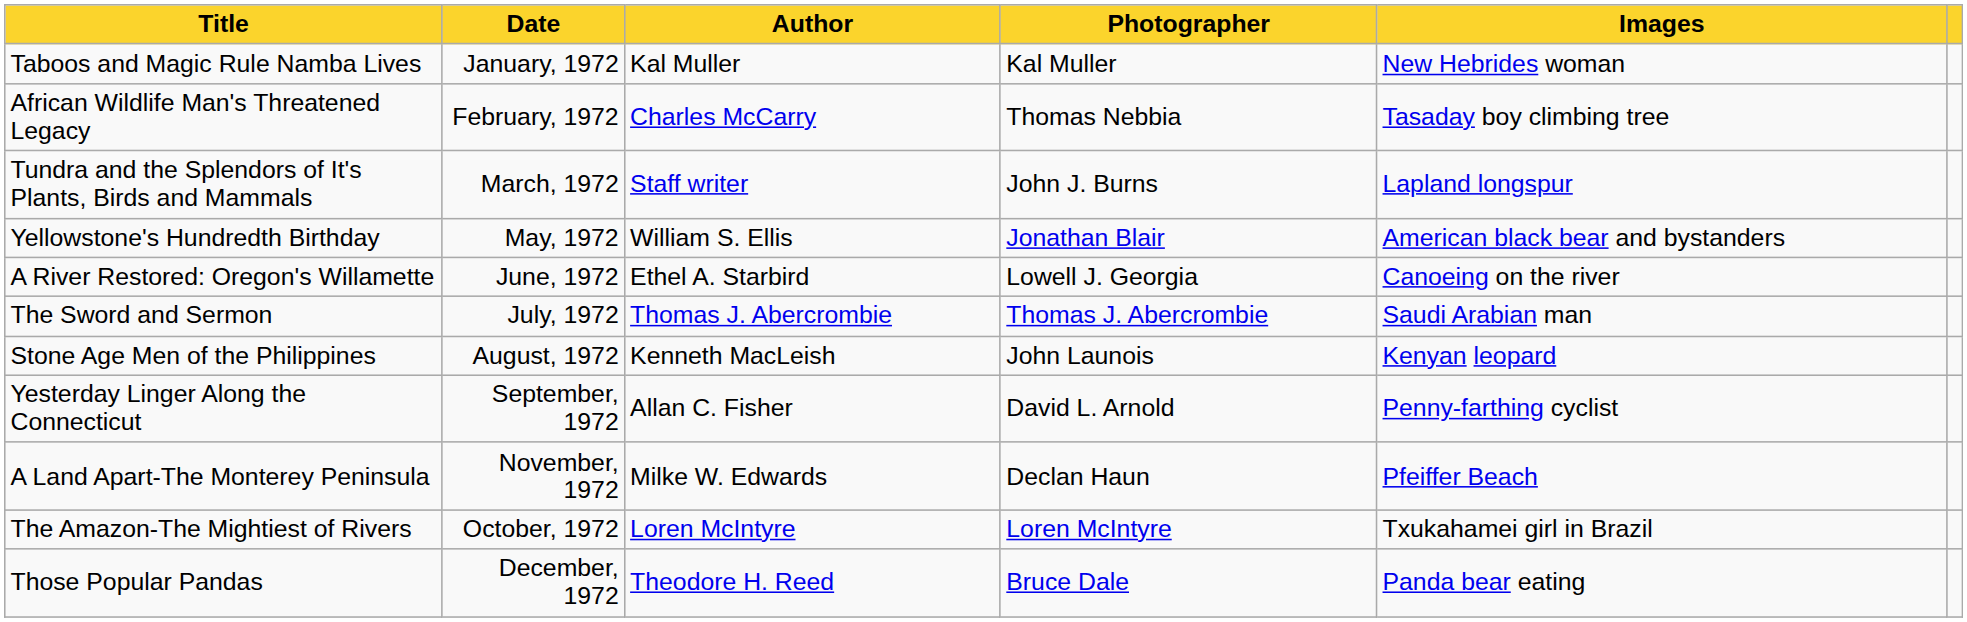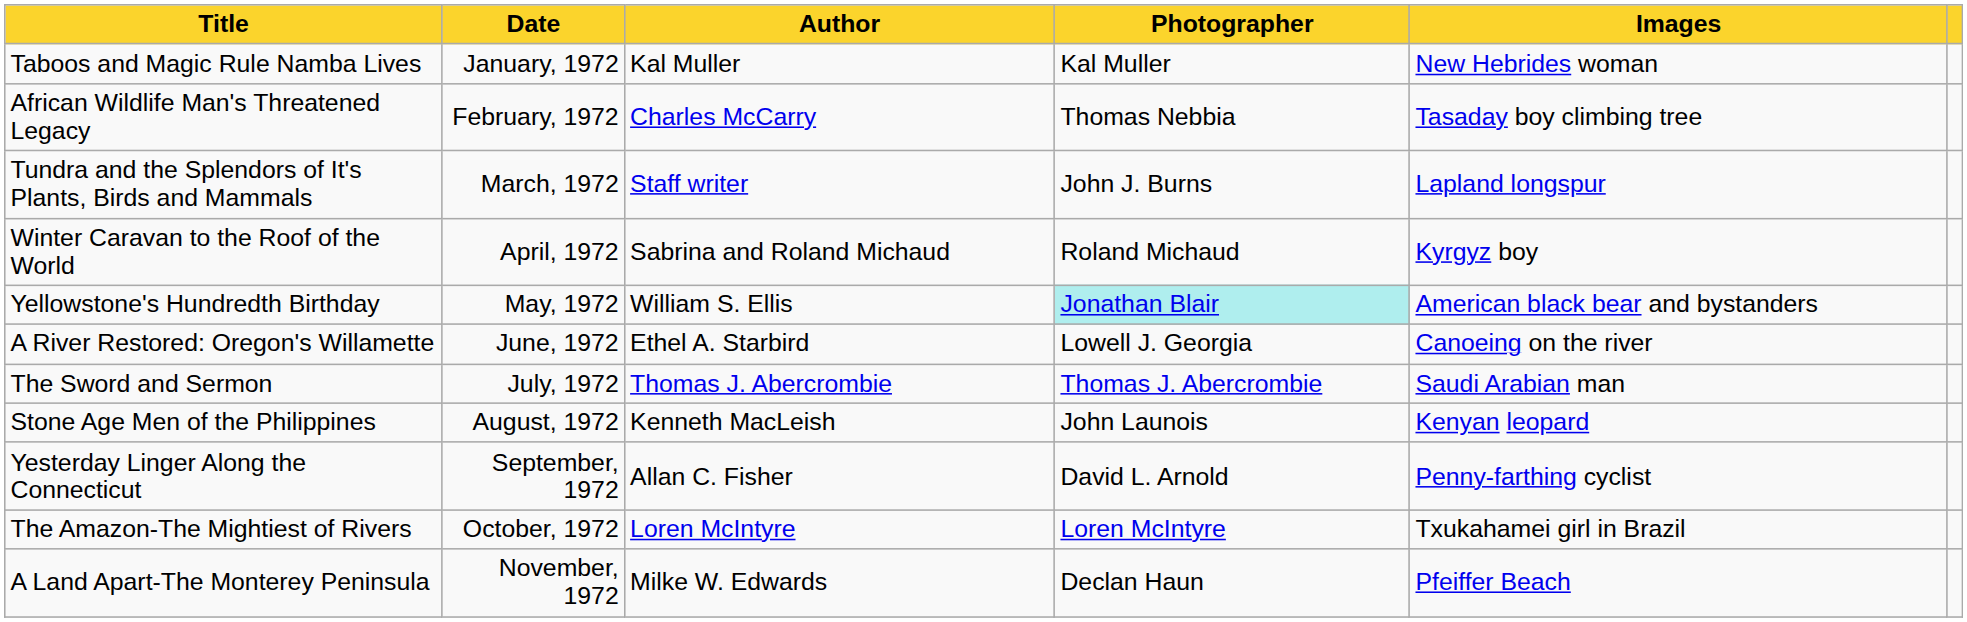+ row: (195, 251)
(1086, 237) no background -> (1140, 304) paleturquoise background
rows swapped: (211, 529) <-> (220, 475)
- row: (137, 582)
